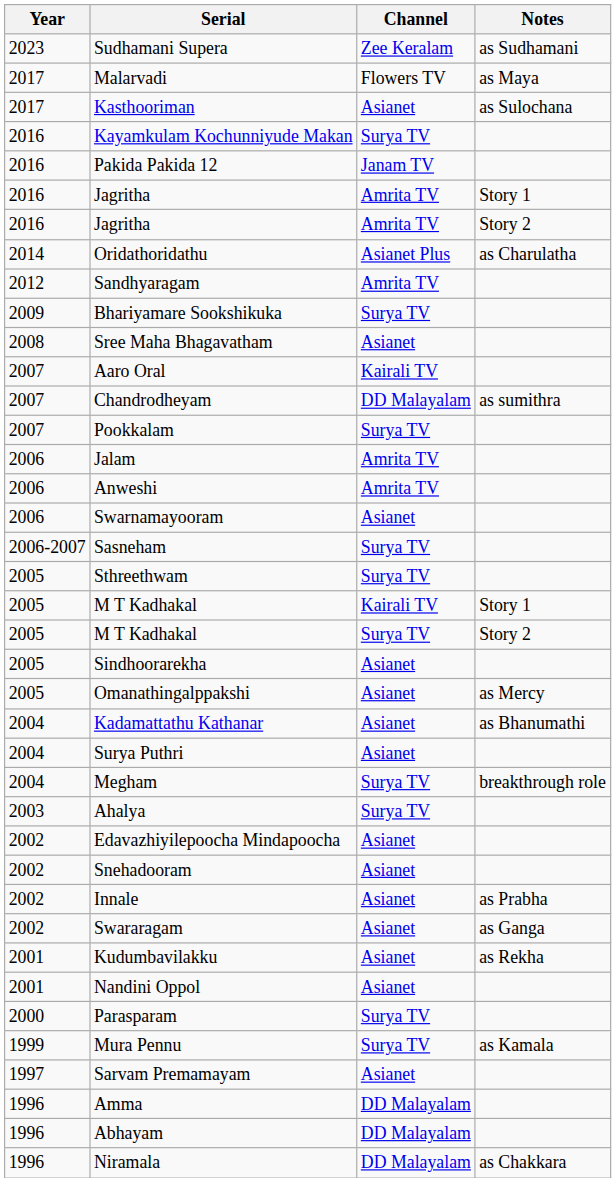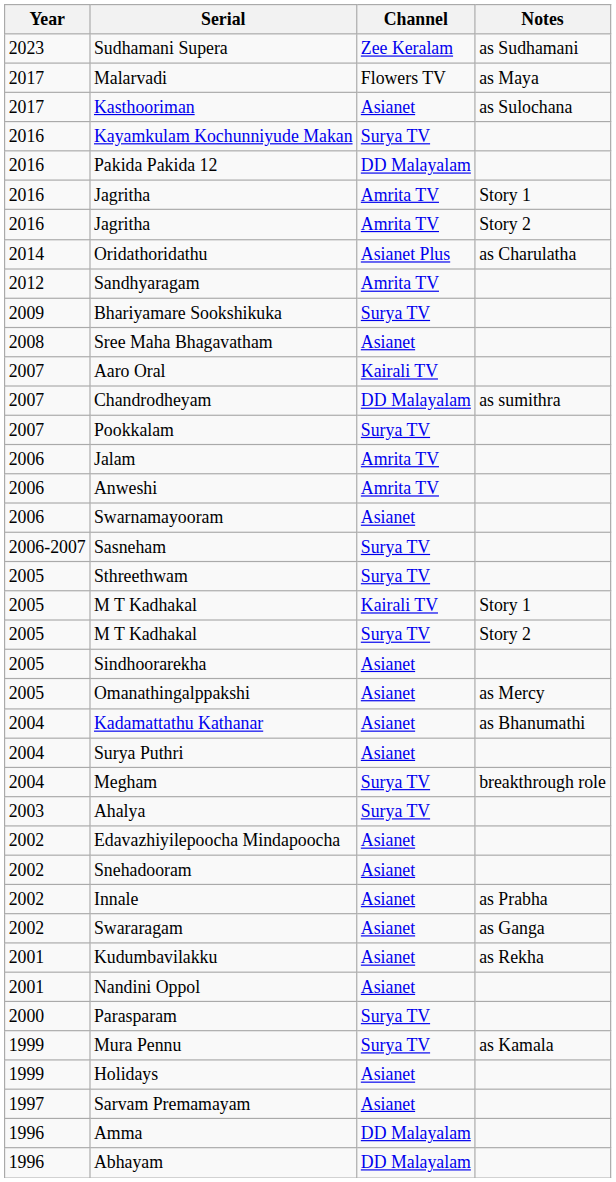(397, 165) Janam TV -> (416, 165) DD Malayalam
+ row: (126, 1074)
- row: (127, 1162)
